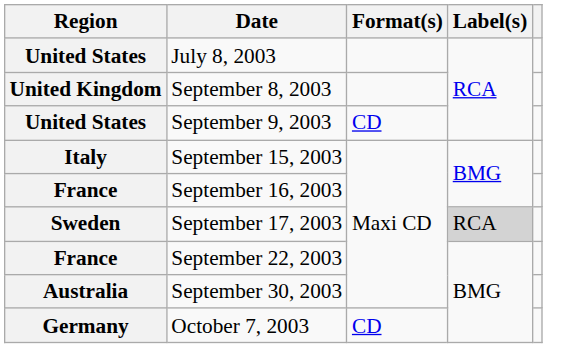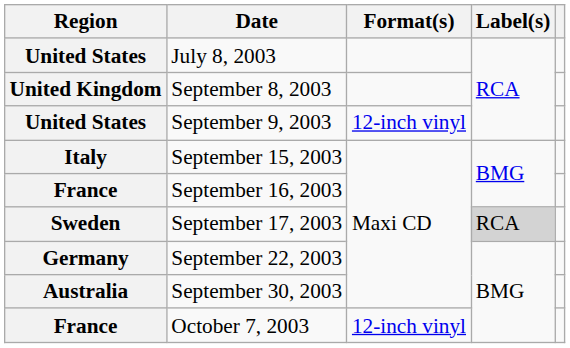(367, 122) CD -> (409, 122) 12-inch vinyl
(86, 257) France -> (86, 257) Germany
(86, 325) Germany -> (86, 325) France
(367, 325) CD -> (409, 325) 12-inch vinyl
